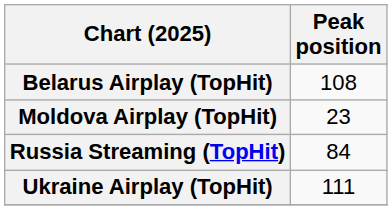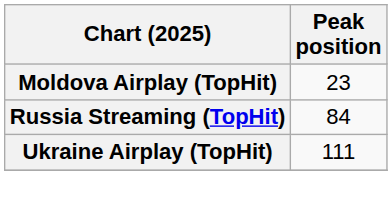- row: (148, 81)
